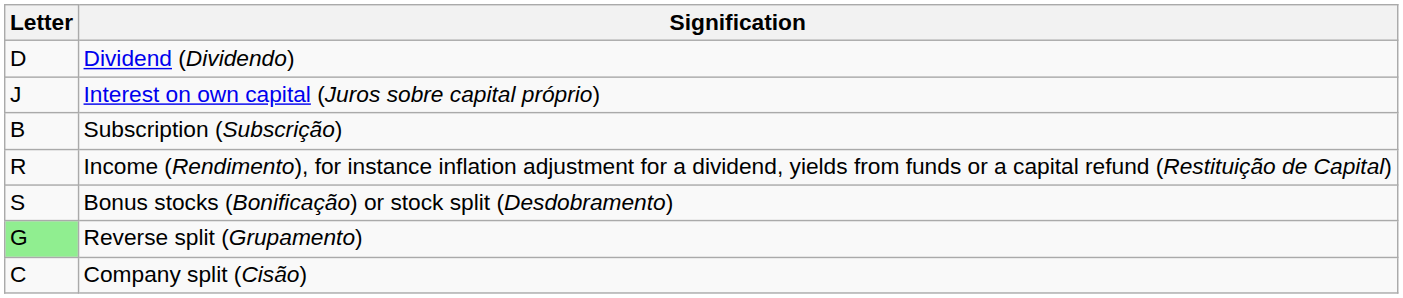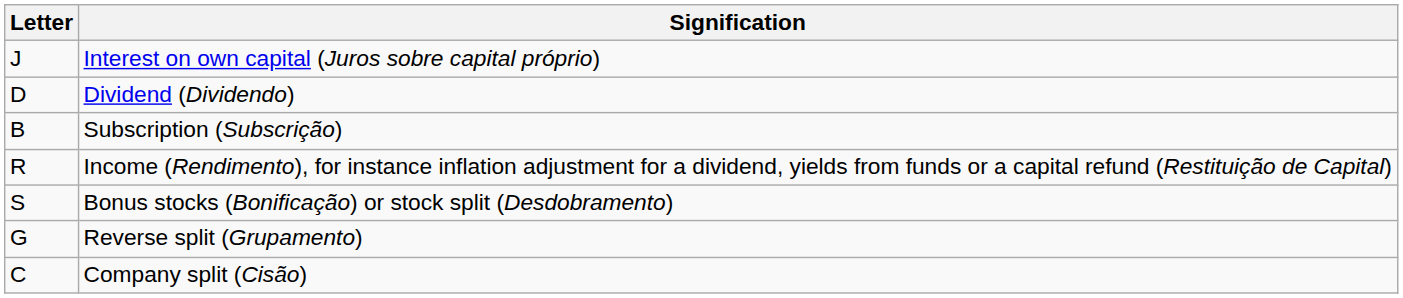rows swapped: (189, 58) <-> (342, 94)
(19, 238) lightgreen background -> (19, 238) no background
